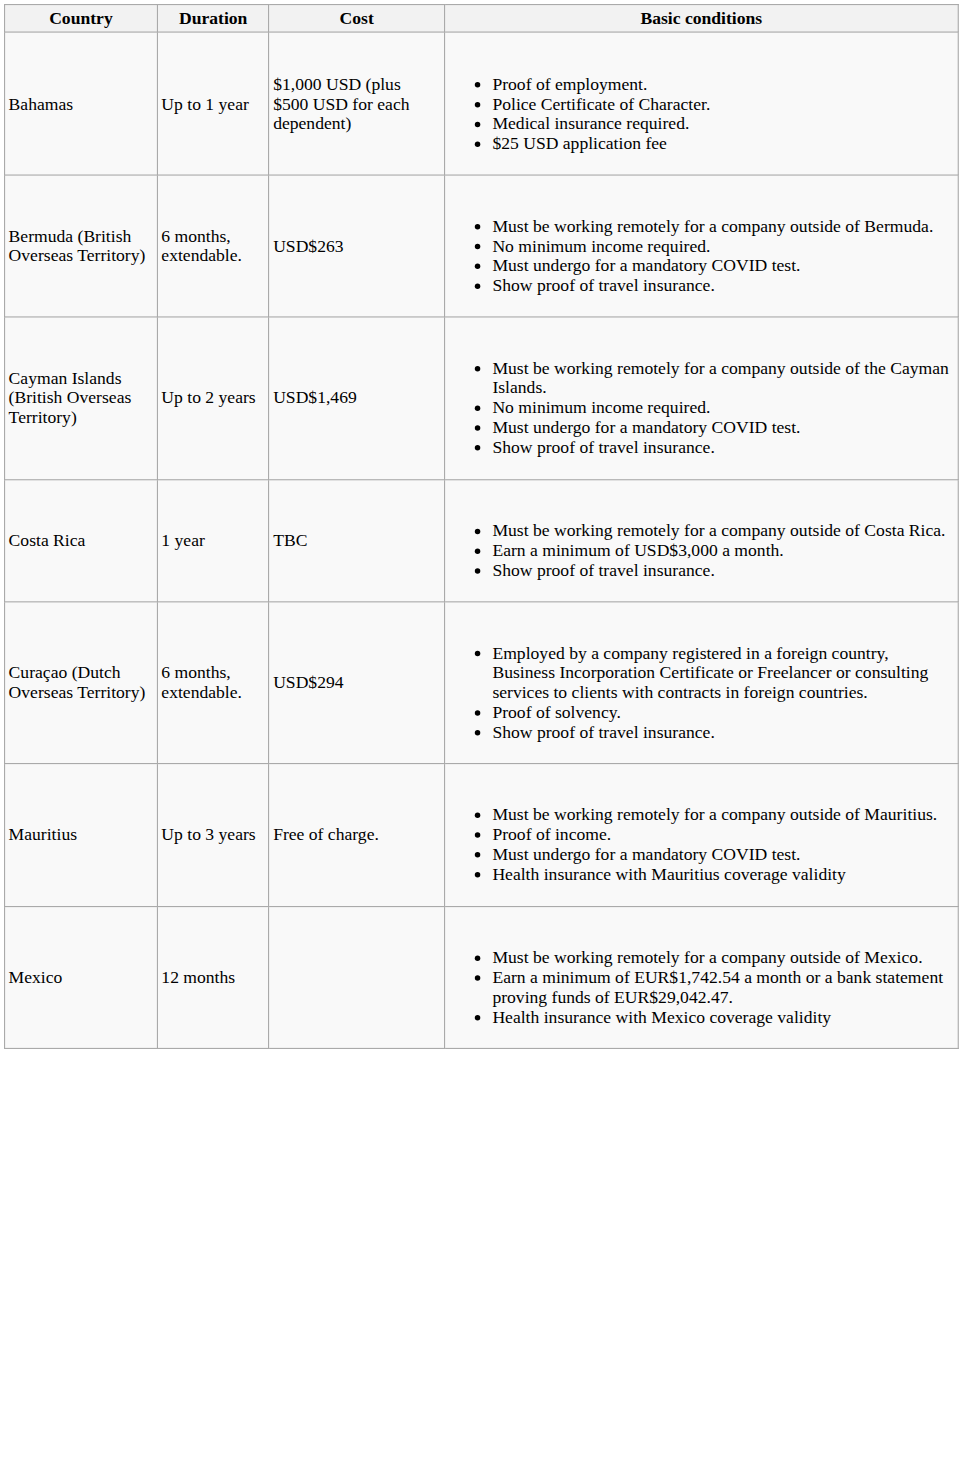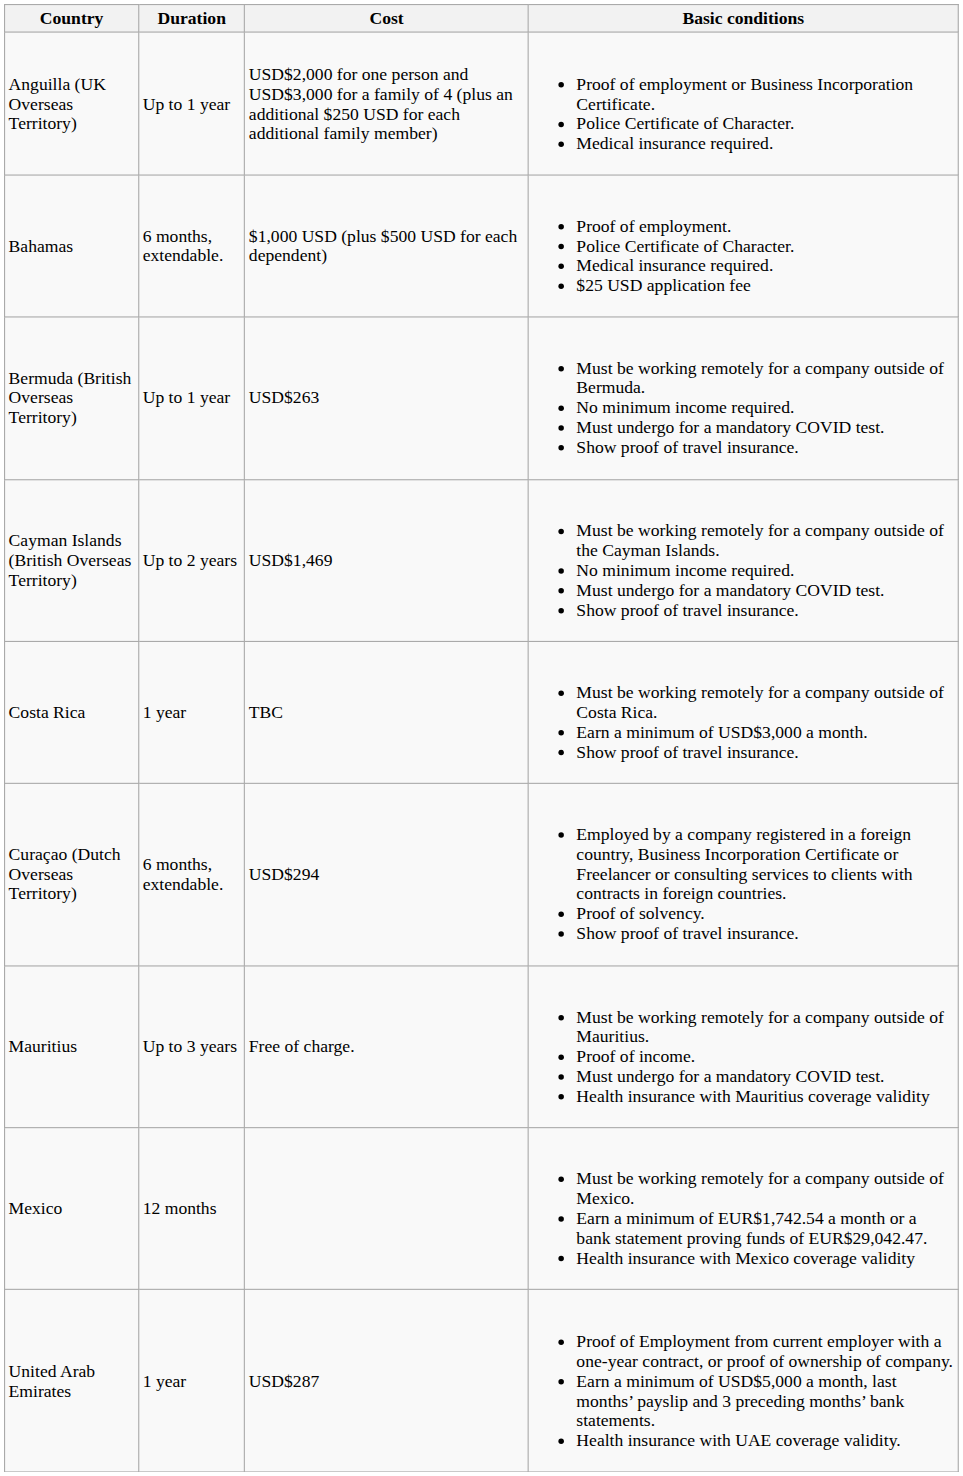+ row: (57, 103)
(205, 103) Up to 1 year -> (183, 245) 6 months, extendable.
(202, 245) 6 months, extendable. -> (186, 398) Up to 1 year
+ row: (52, 1380)
